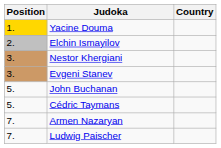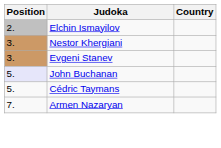- row: (81, 27)
(11, 89) no background -> (11, 74) lavender background
- row: (85, 136)
